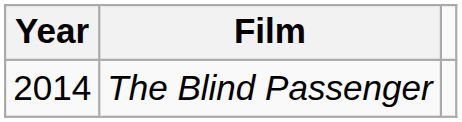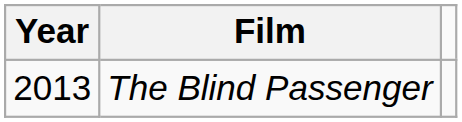(52, 87) 2014 -> (52, 87) 2013
